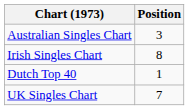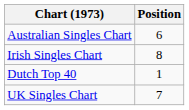(159, 34) 3 -> (159, 34) 6
